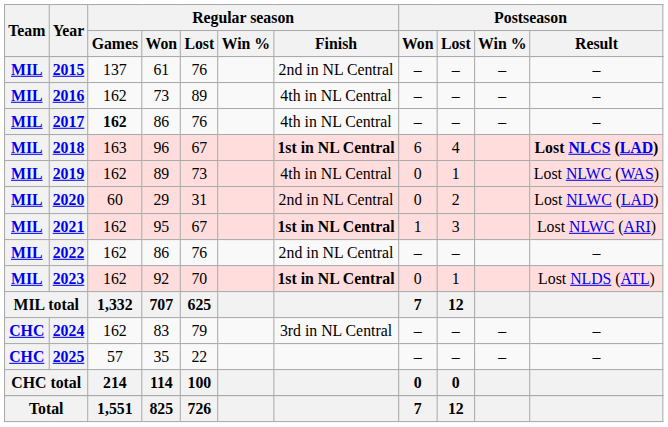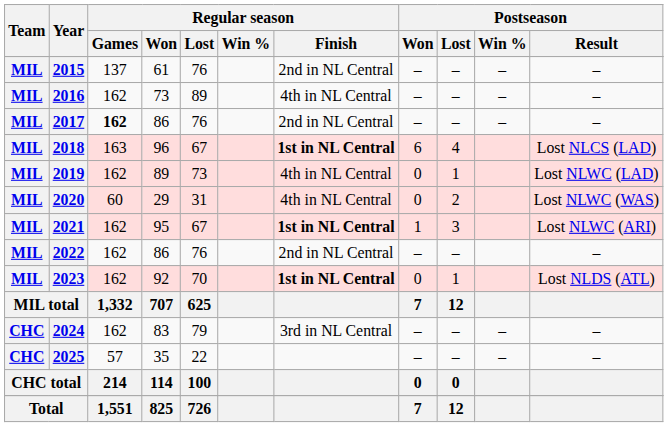(336, 121) 4th in NL Central -> (336, 121) 2nd in NL Central
(596, 148) bold -> (596, 148) normal
(596, 174) Lost NLWC (WAS) -> (596, 174) Lost NLWC (LAD)
(336, 200) 2nd in NL Central -> (336, 200) 4th in NL Central
(596, 200) Lost NLWC (LAD) -> (596, 200) Lost NLWC (WAS)
